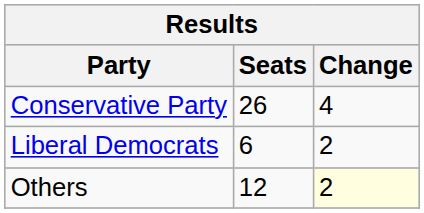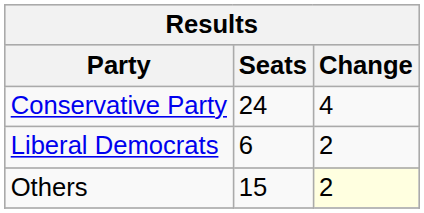(253, 106) 26 -> (253, 106) 24
(253, 187) 12 -> (253, 187) 15
